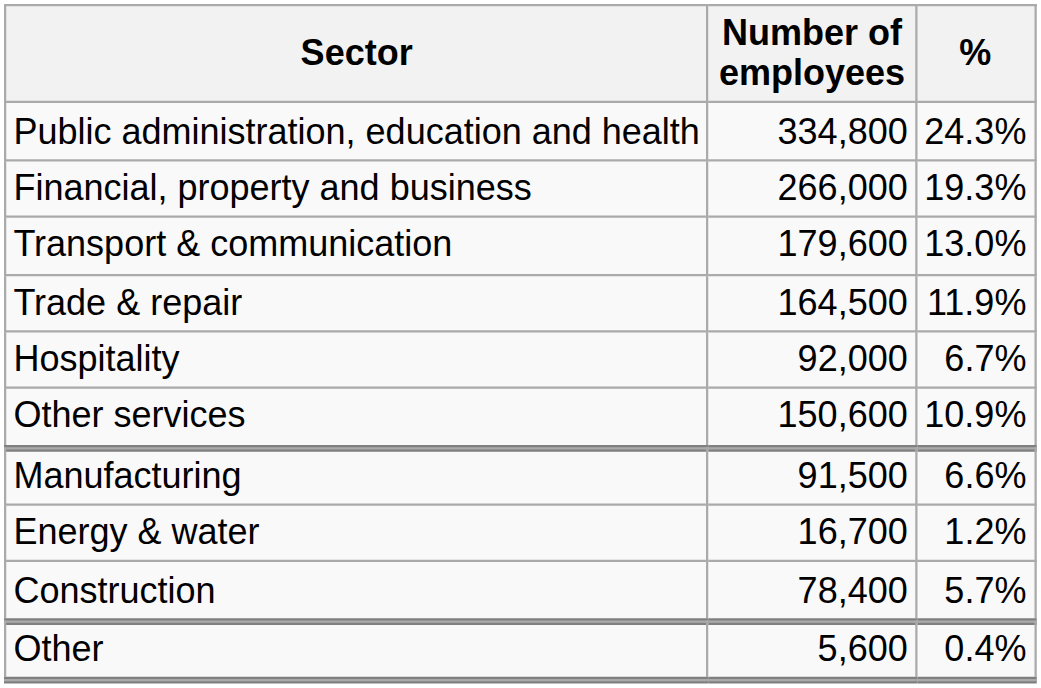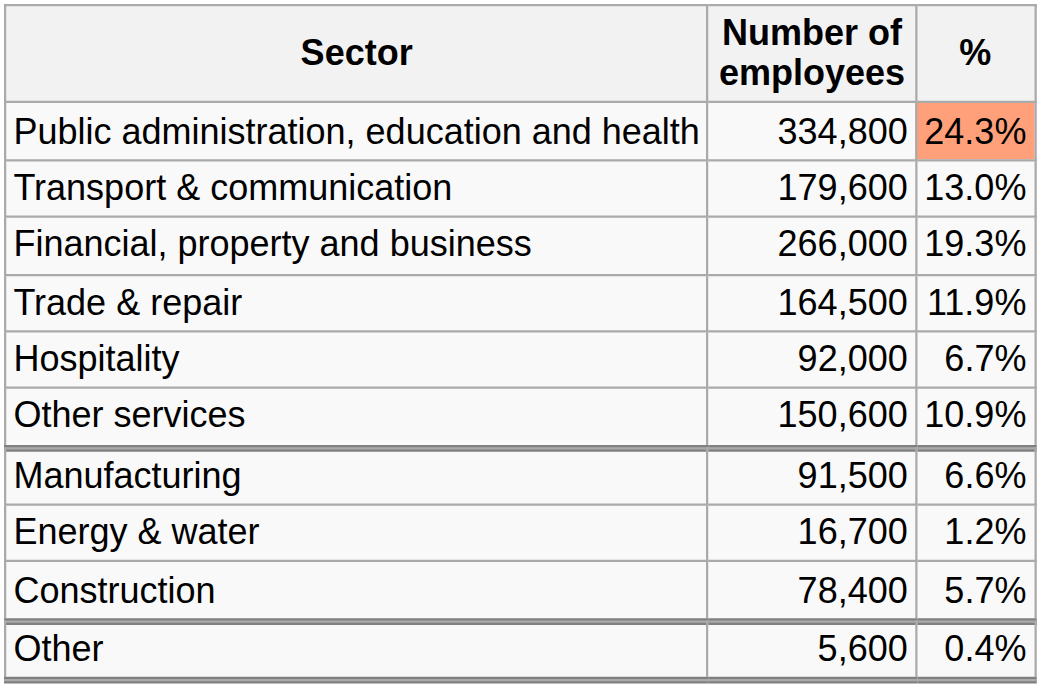(975, 130) no background -> (975, 130) lightsalmon background
rows swapped: (273, 187) <-> (233, 244)
